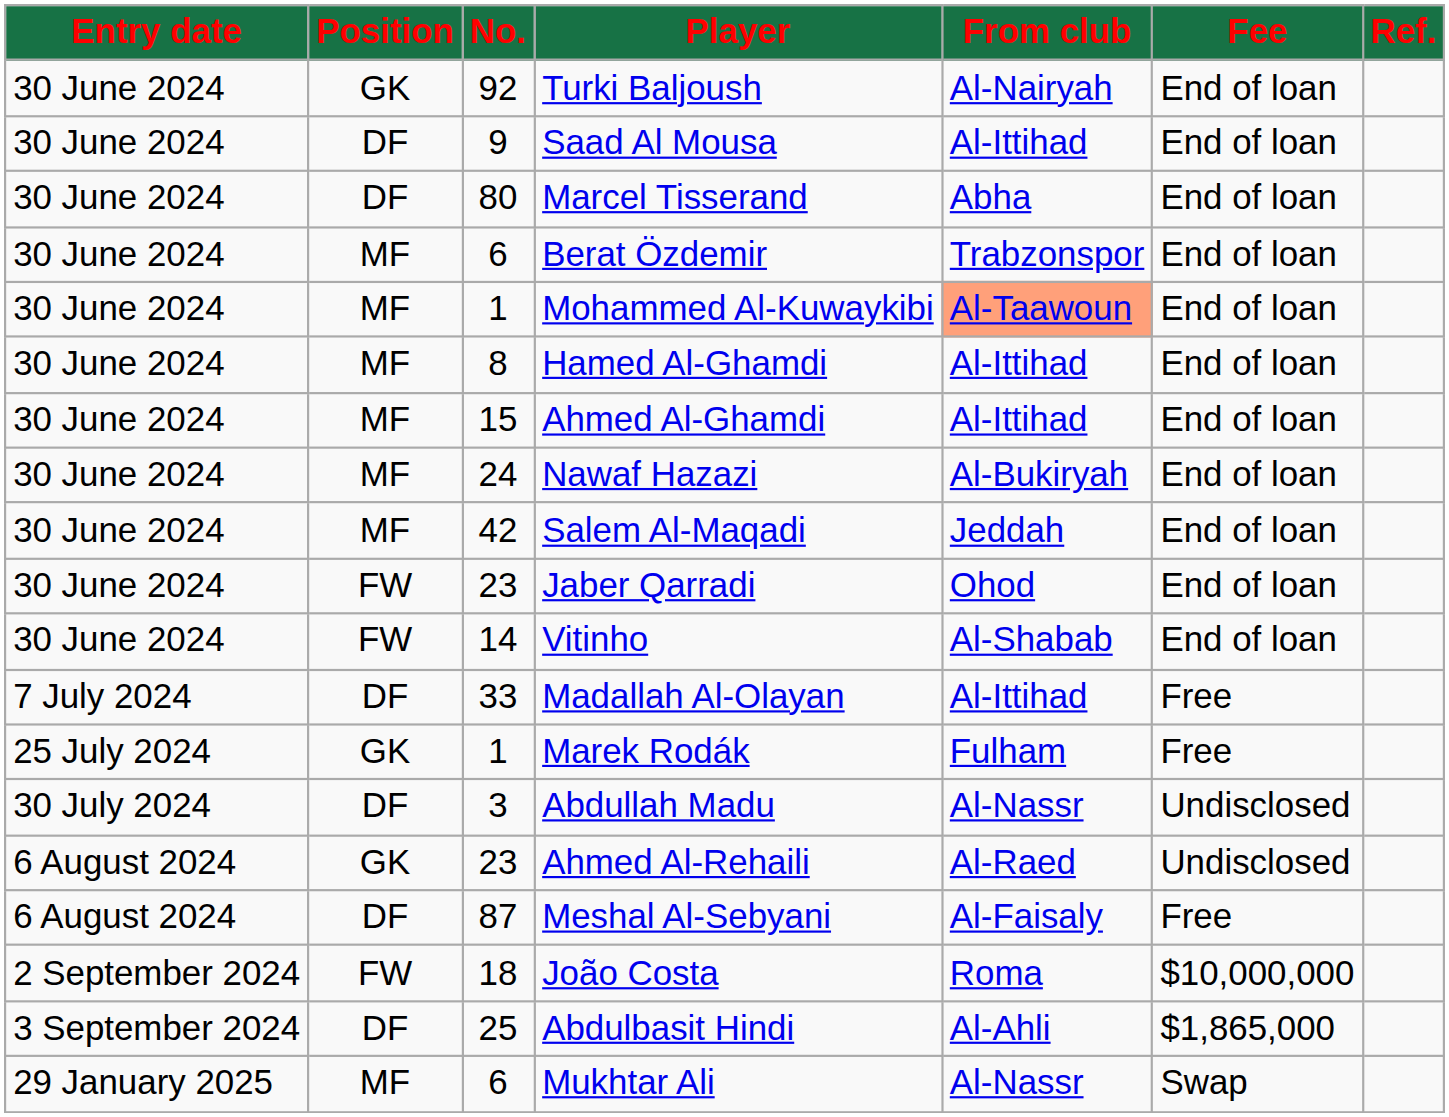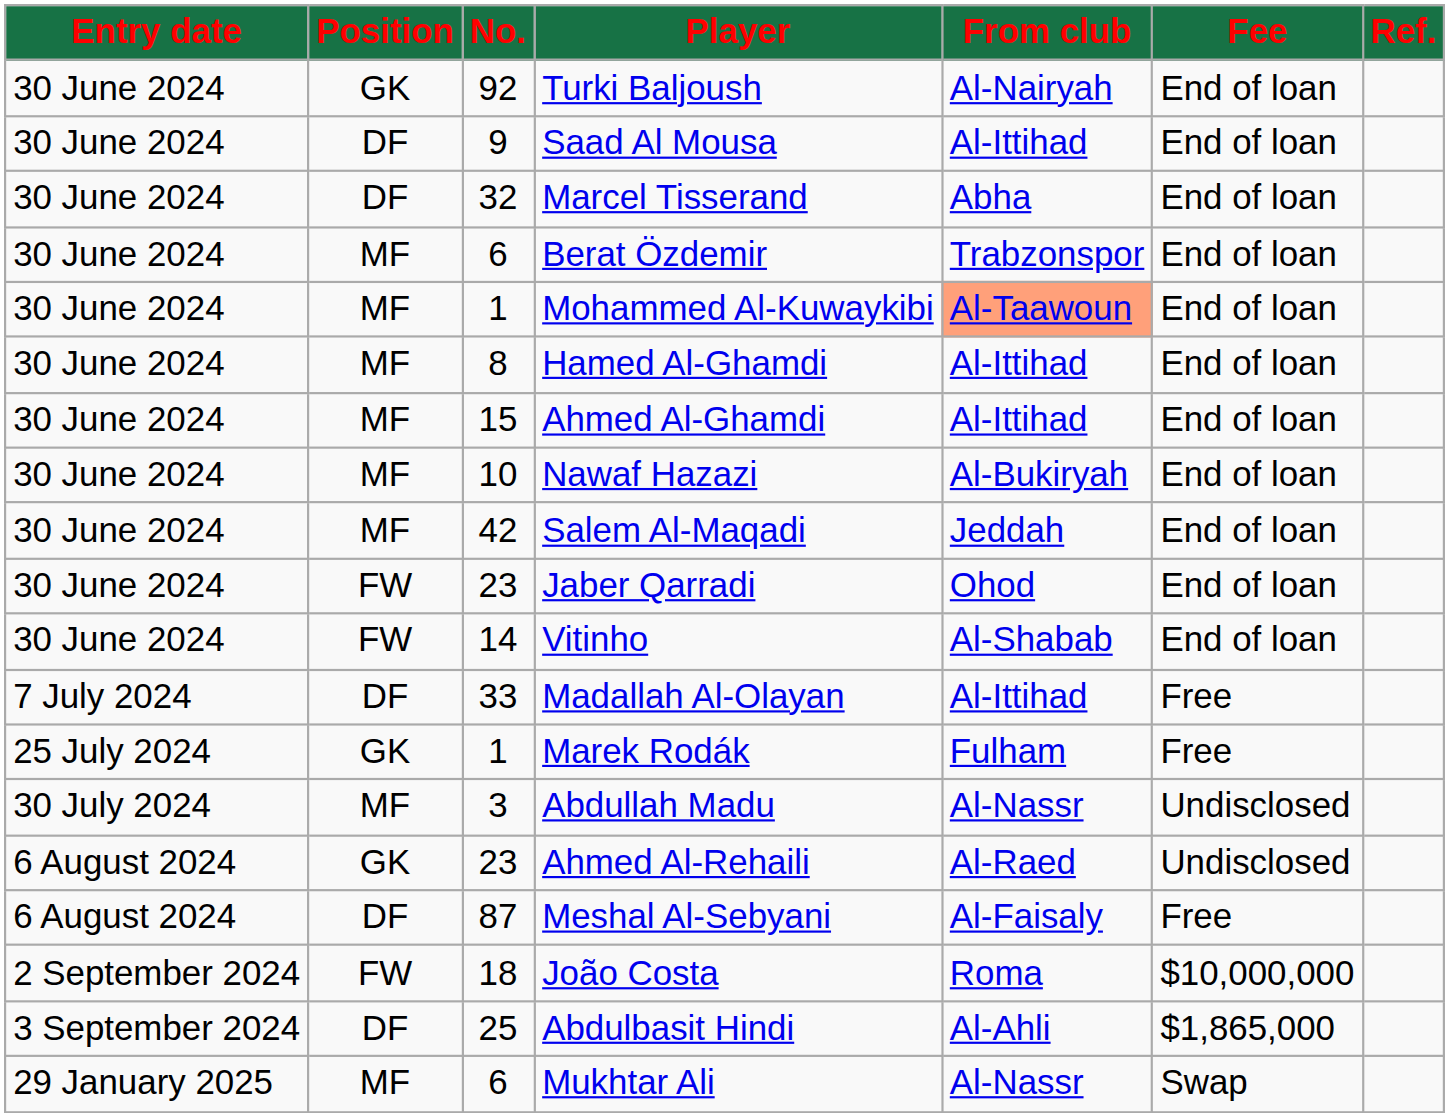(498, 198) 80 -> (498, 198) 32
(498, 474) 24 -> (498, 474) 10
(385, 806) DF -> (385, 806) MF
